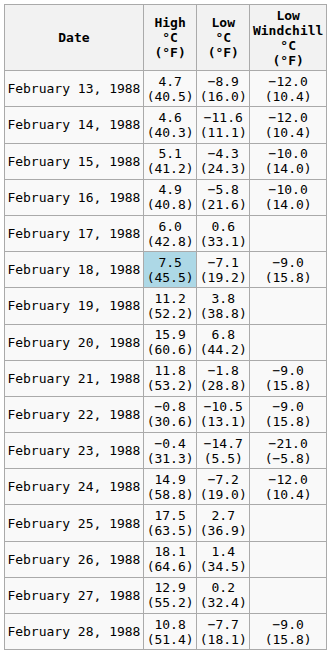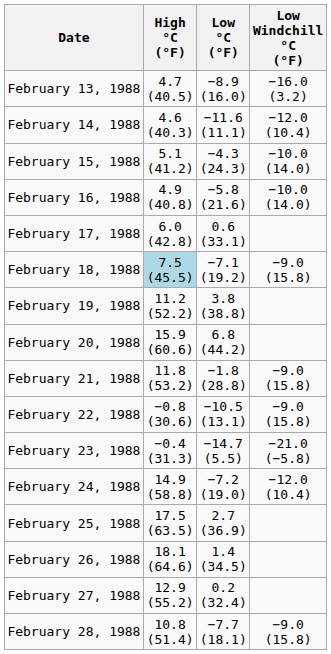(288, 89) −12.0 (10.4) -> (288, 89) −16.0 (3.2)
